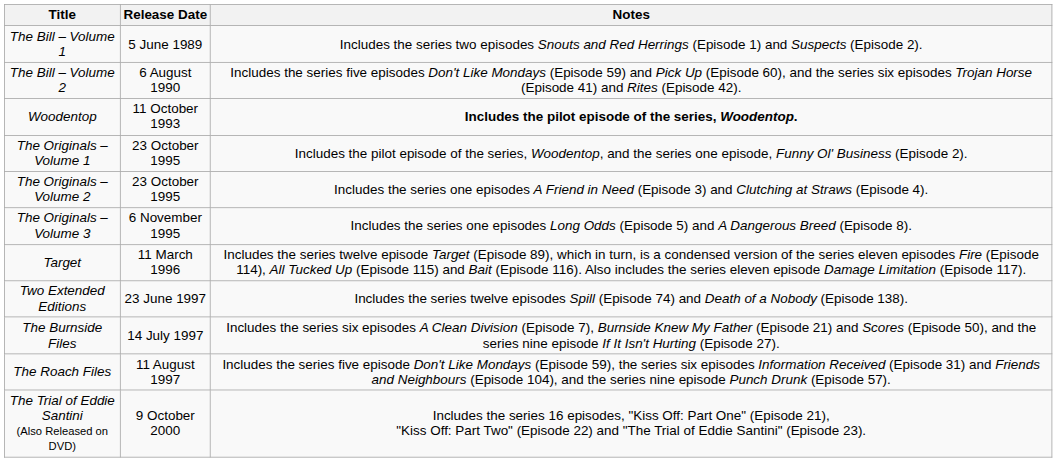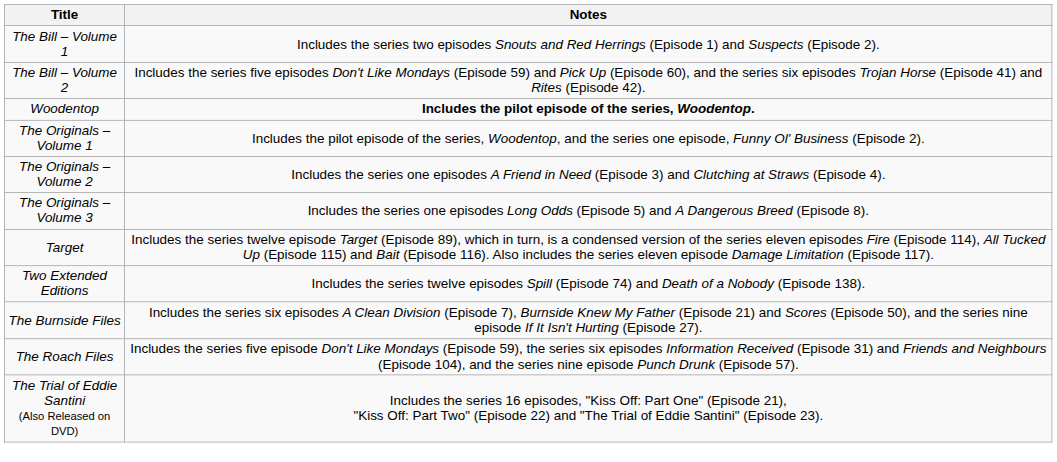- column: (165, 15)
